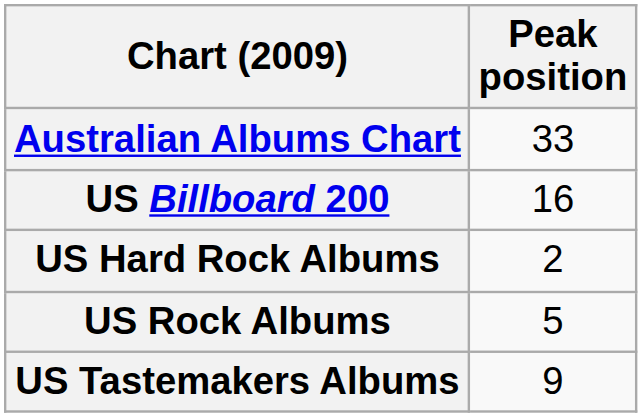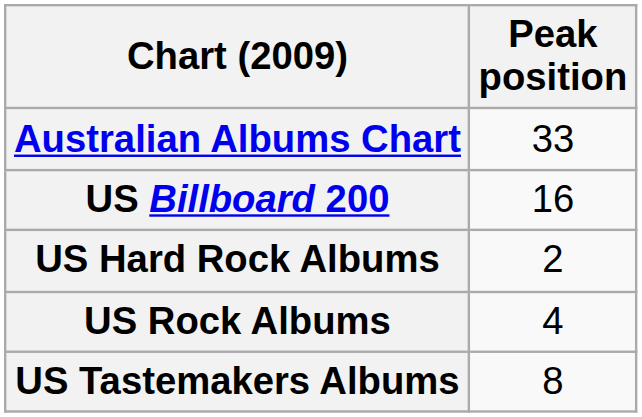(553, 320) 5 -> (553, 320) 4
(553, 381) 9 -> (553, 381) 8
